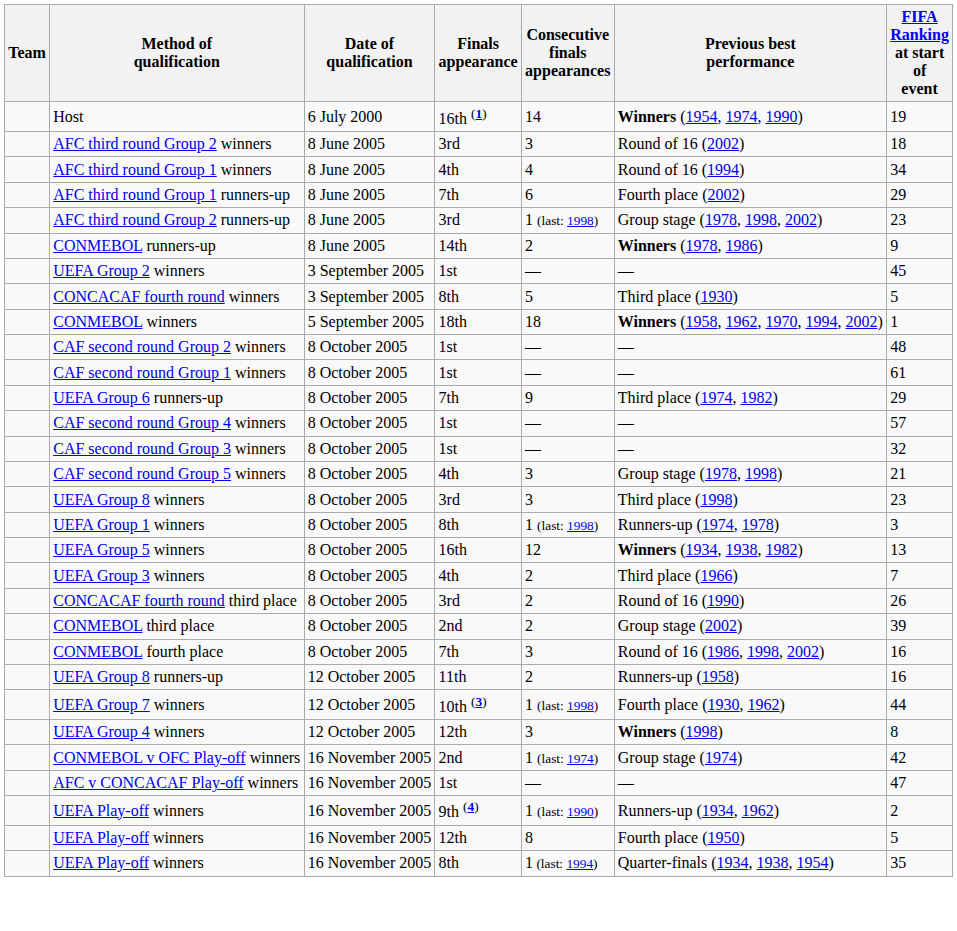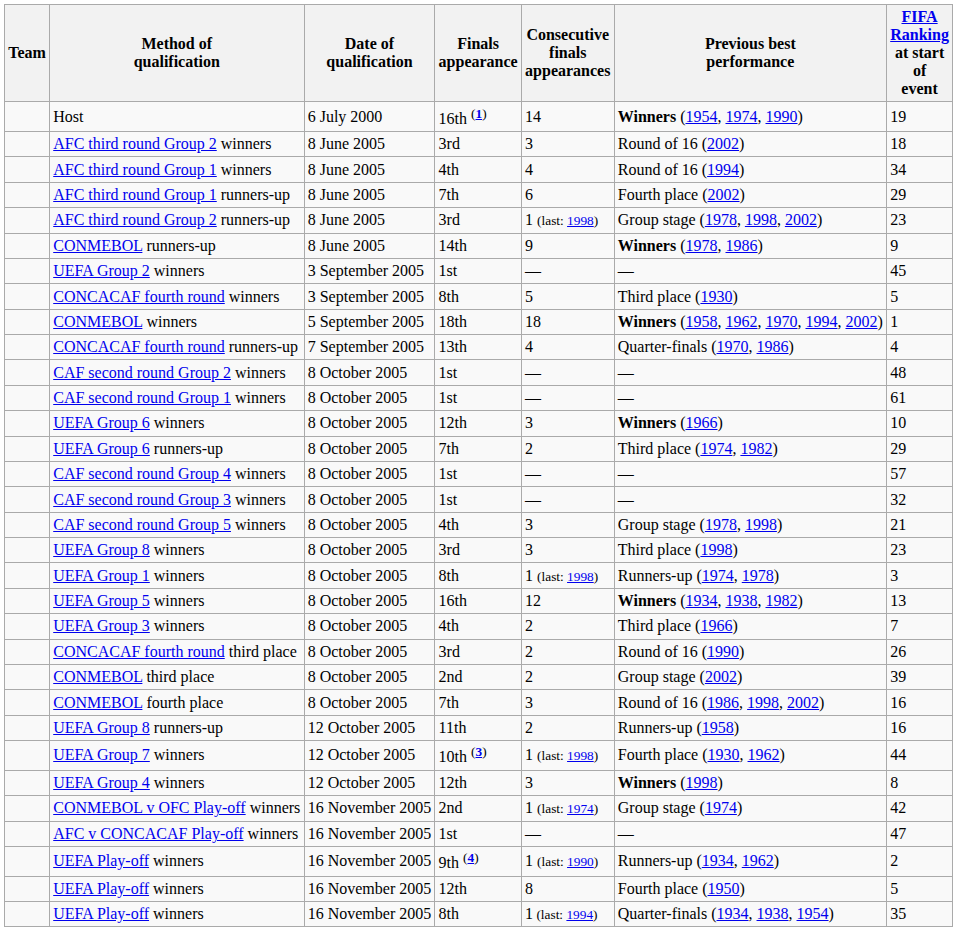(529, 245) 2 -> (529, 245) 9
+ row: (176, 347)
+ row: (129, 423)
(529, 398) 9 -> (529, 448) 2
